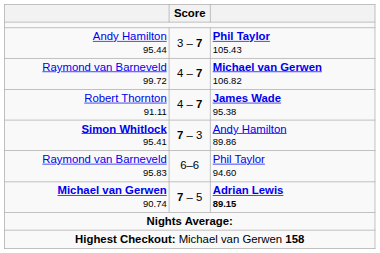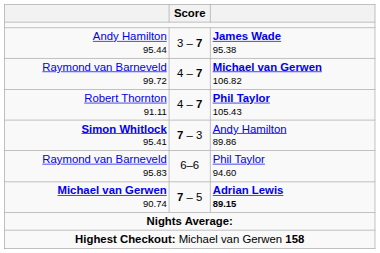(241, 43) Phil Taylor 105.43 -> (247, 43) James Wade 95.38
(247, 104) James Wade 95.38 -> (241, 104) Phil Taylor 105.43
